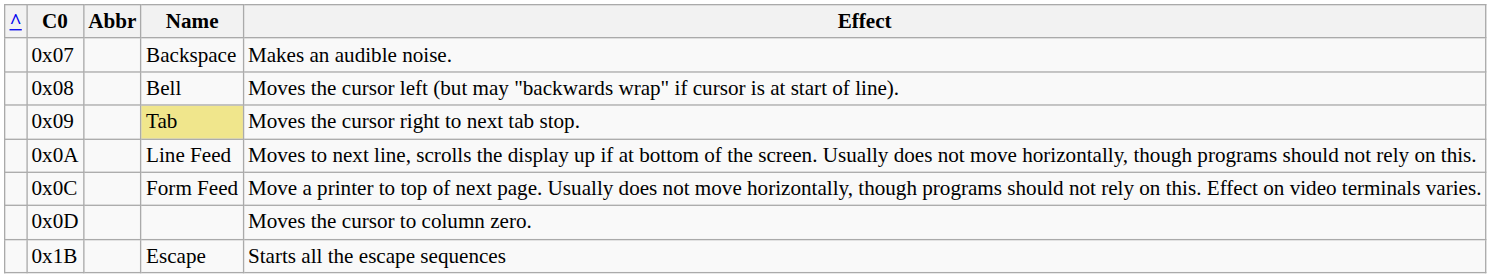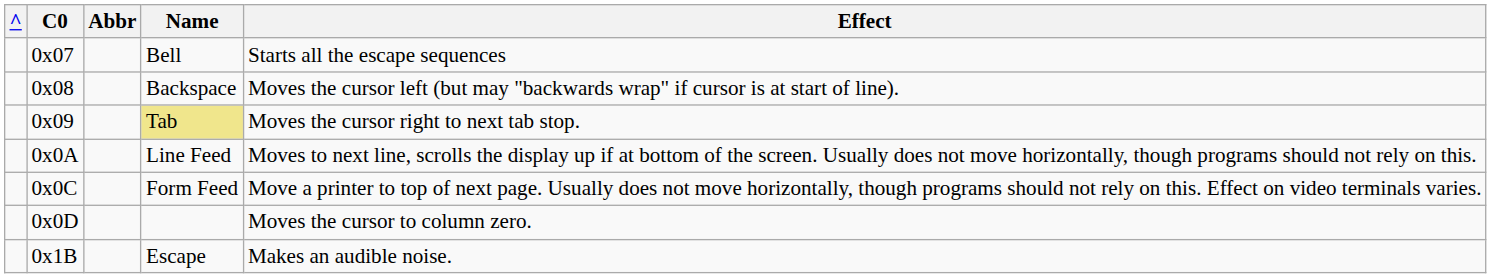(191, 54) Backspace -> (164, 54) Bell
(350, 54) Makes an audible noise. -> (377, 54) Starts all the escape sequences
(164, 88) Bell -> (191, 88) Backspace
(377, 255) Starts all the escape sequences -> (350, 255) Makes an audible noise.
